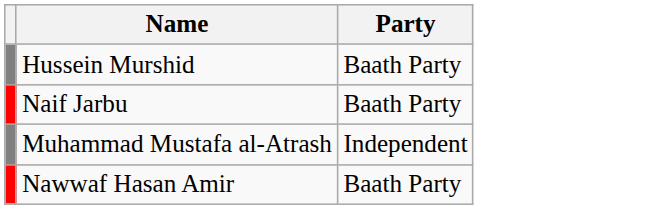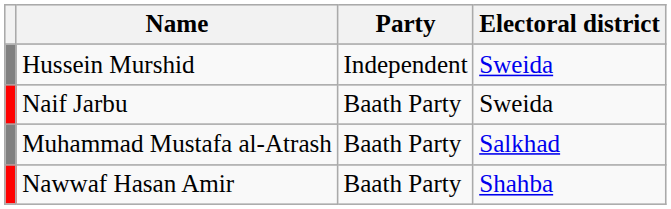+ column: (570, 24)
(402, 64) Baath Party -> (406, 64) Independent
(406, 143) Independent -> (402, 143) Baath Party
